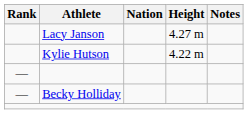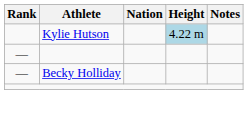- row: (22, 34)
(186, 53) no background -> (186, 34) lightblue background
